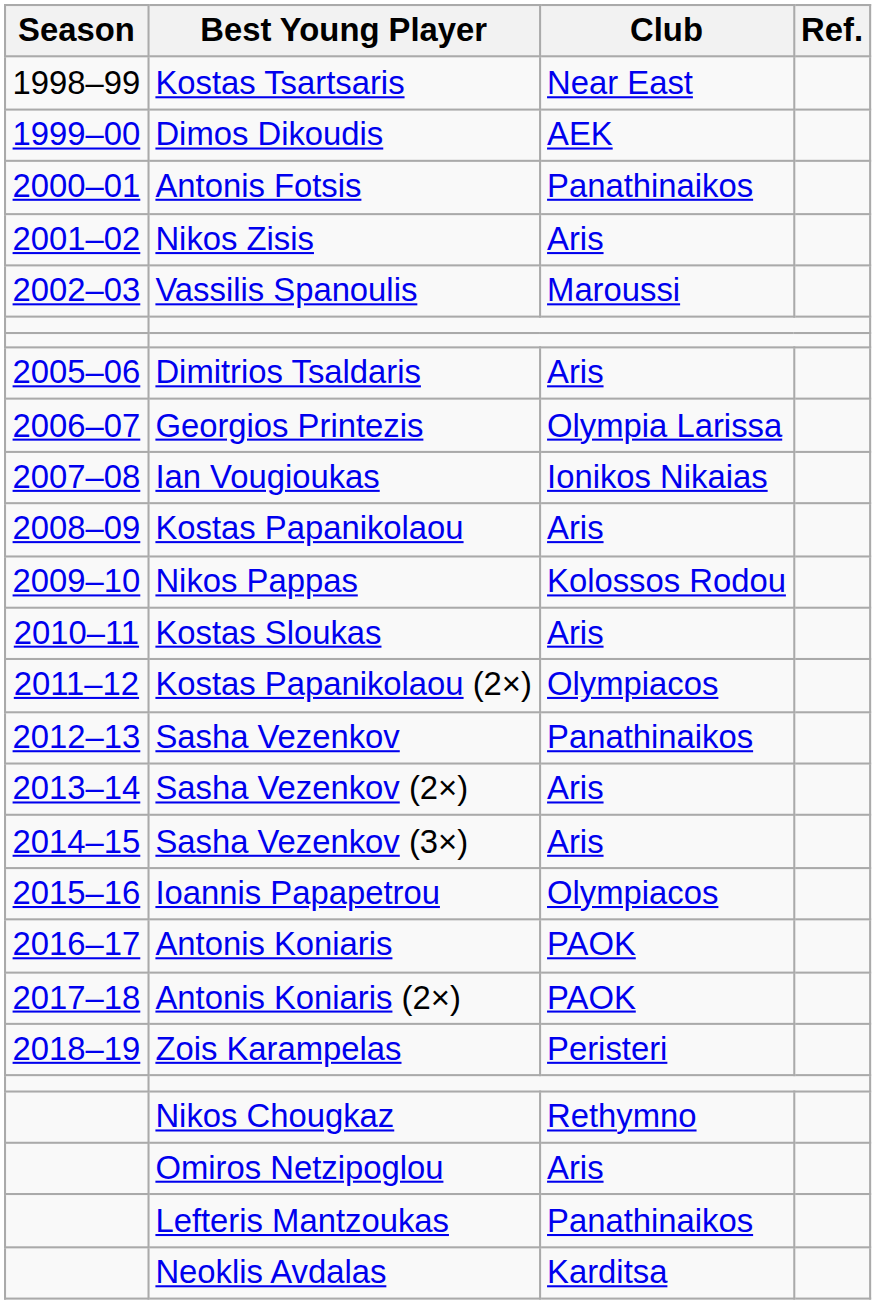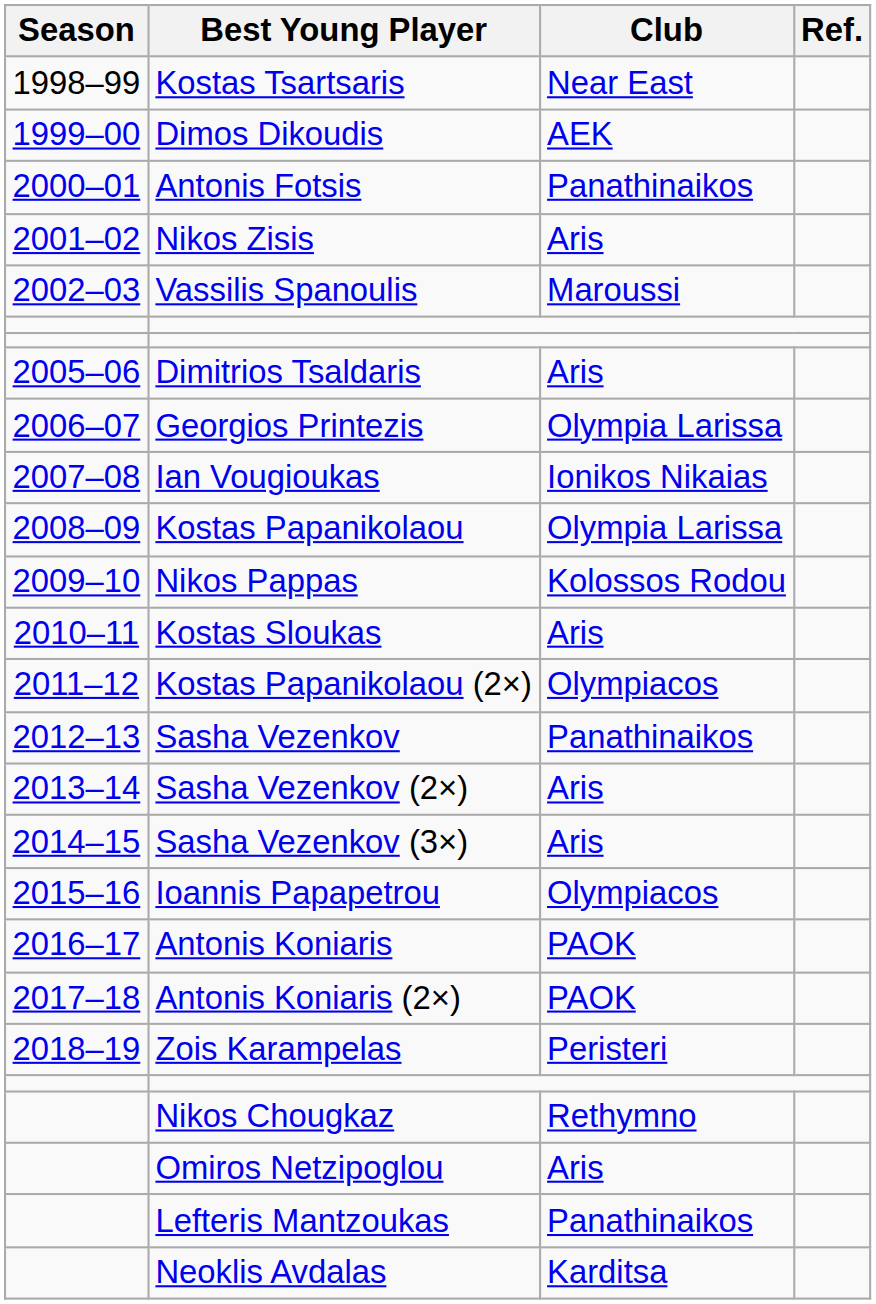(575, 528) Aris -> (665, 528) Olympia Larissa
